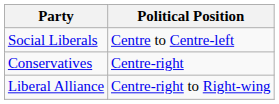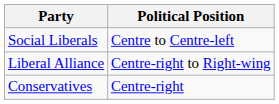rows swapped: (50, 63) <-> (56, 87)
